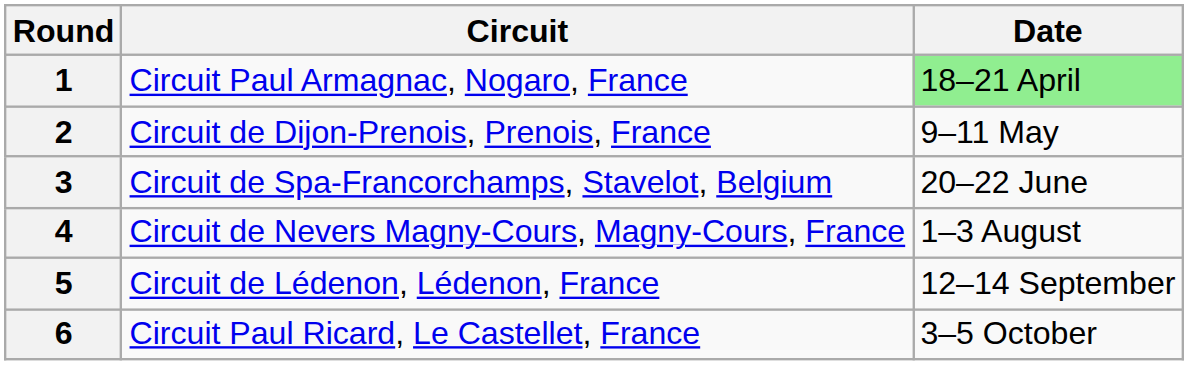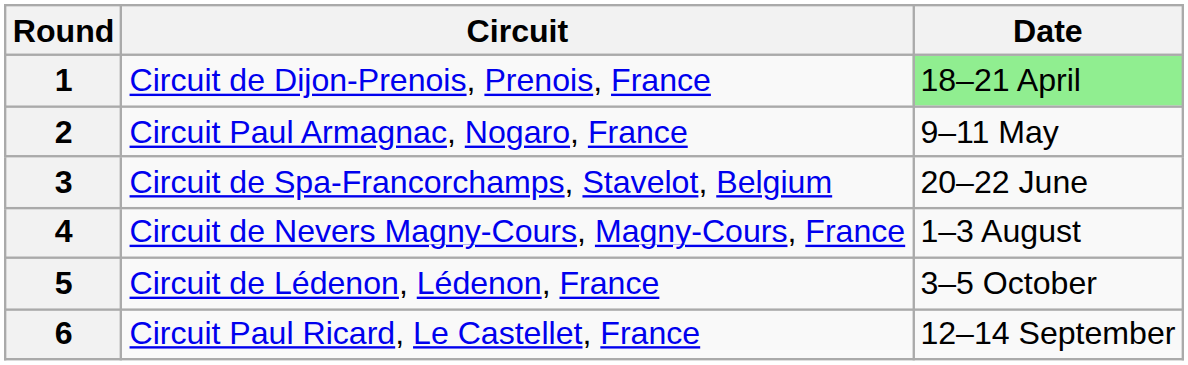(409, 81) Circuit Paul Armagnac, Nogaro, France -> (420, 81) Circuit de Dijon-Prenois, Prenois, France
(420, 131) Circuit de Dijon-Prenois, Prenois, France -> (409, 131) Circuit Paul Armagnac, Nogaro, France
(1048, 283) 12–14 September -> (1009, 283) 3–5 October
(1009, 334) 3–5 October -> (1048, 334) 12–14 September
